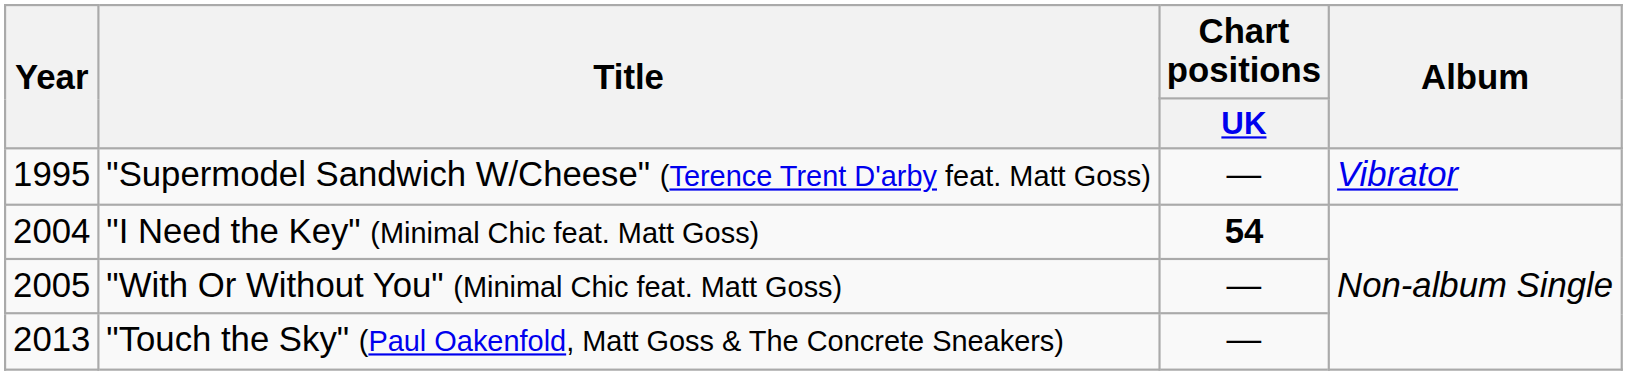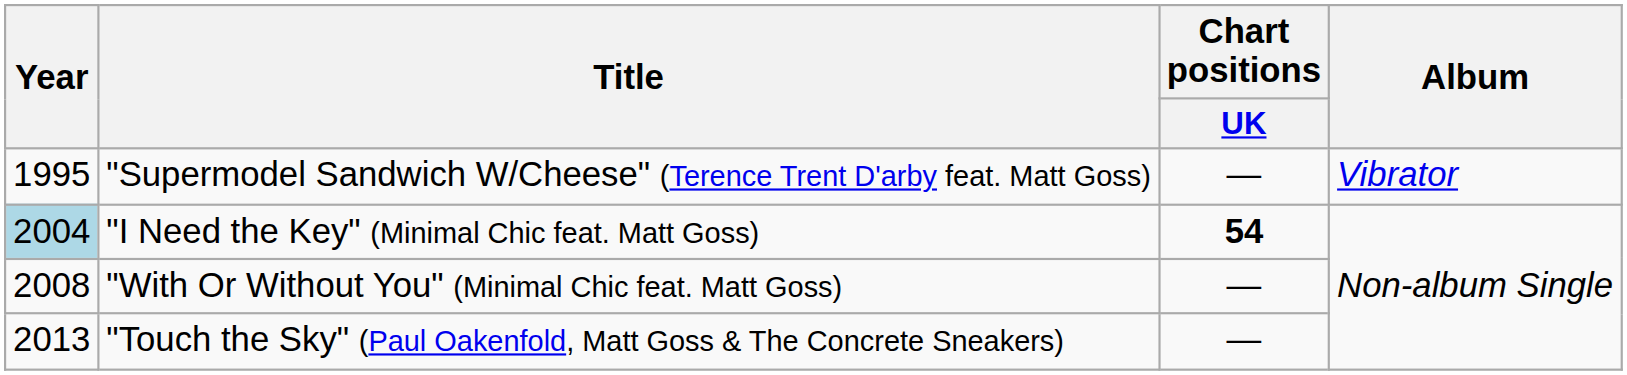(52, 230) no background -> (52, 230) lightblue background
(52, 285) 2005 -> (52, 285) 2008
